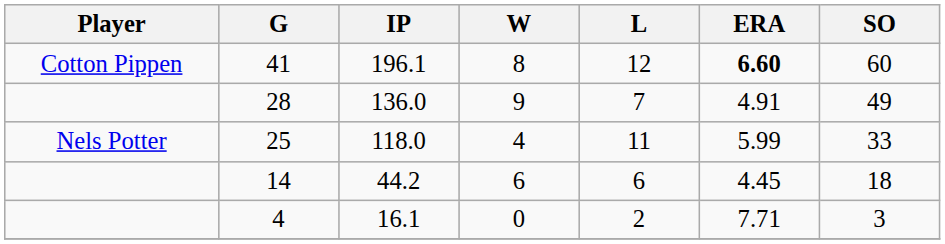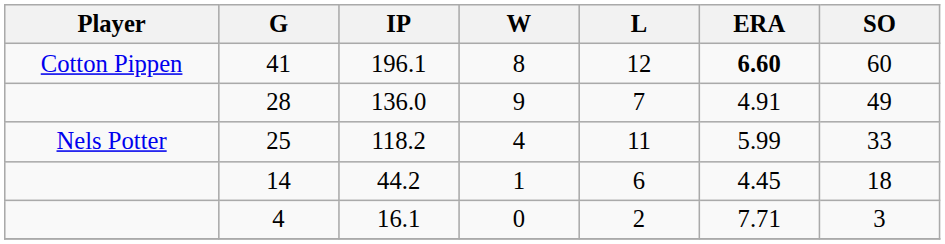(399, 141) 118.0 -> (399, 141) 118.2
(519, 180) 6 -> (519, 180) 1
